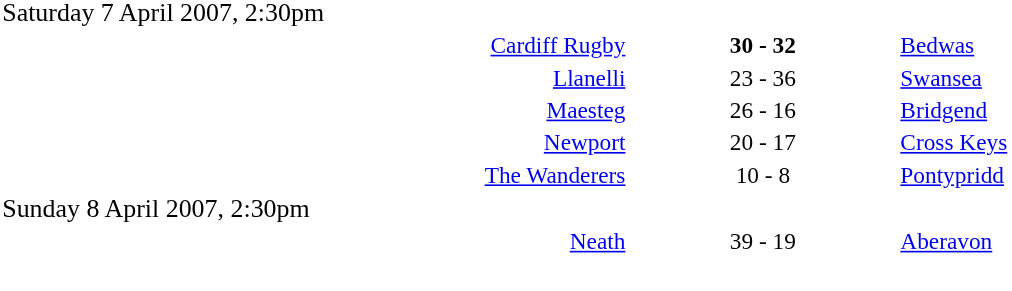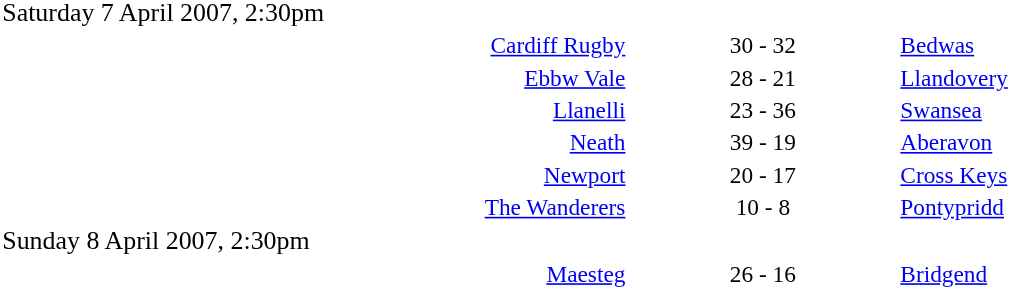(763, 45) bold -> (763, 45) normal
+ row: (575, 77)
rows swapped: (586, 110) <-> (598, 241)
